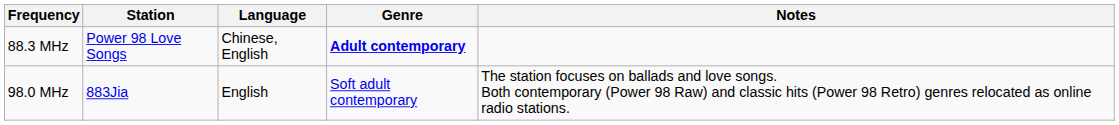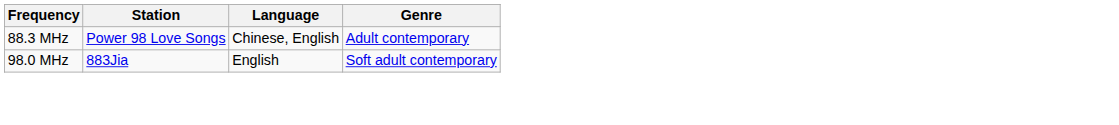- column: (796, 15)
(398, 46) bold -> (407, 38) normal
